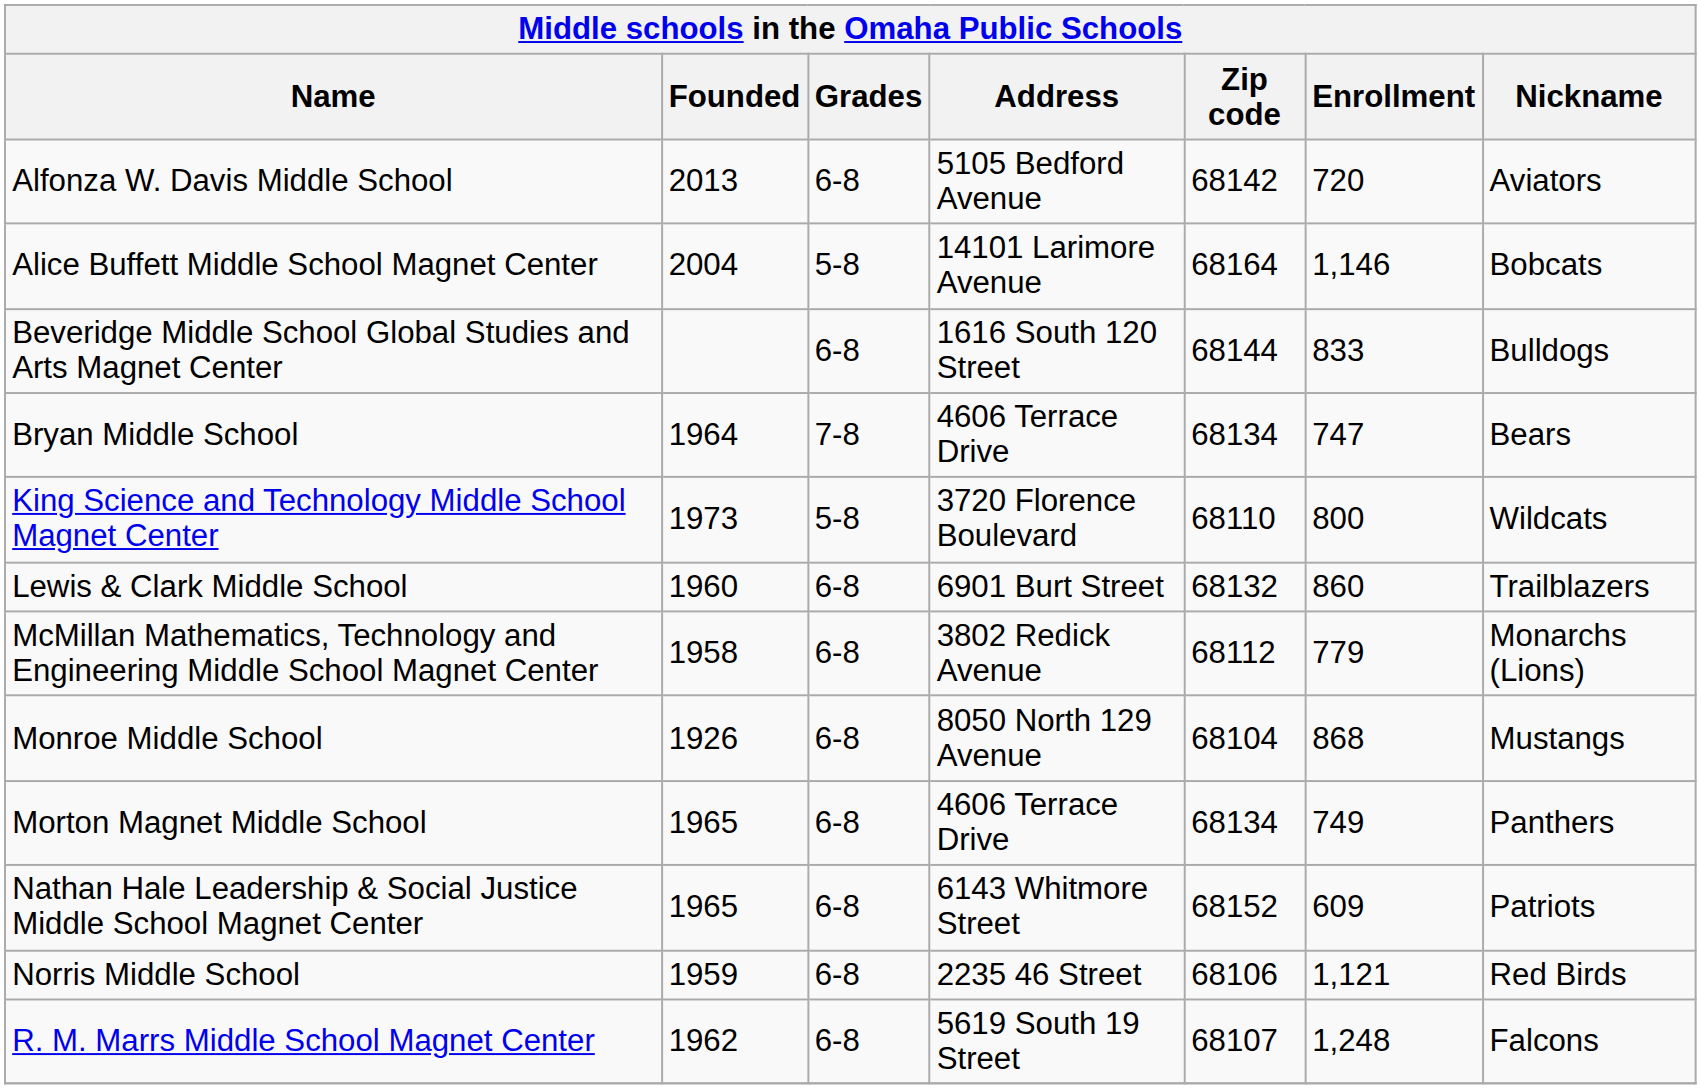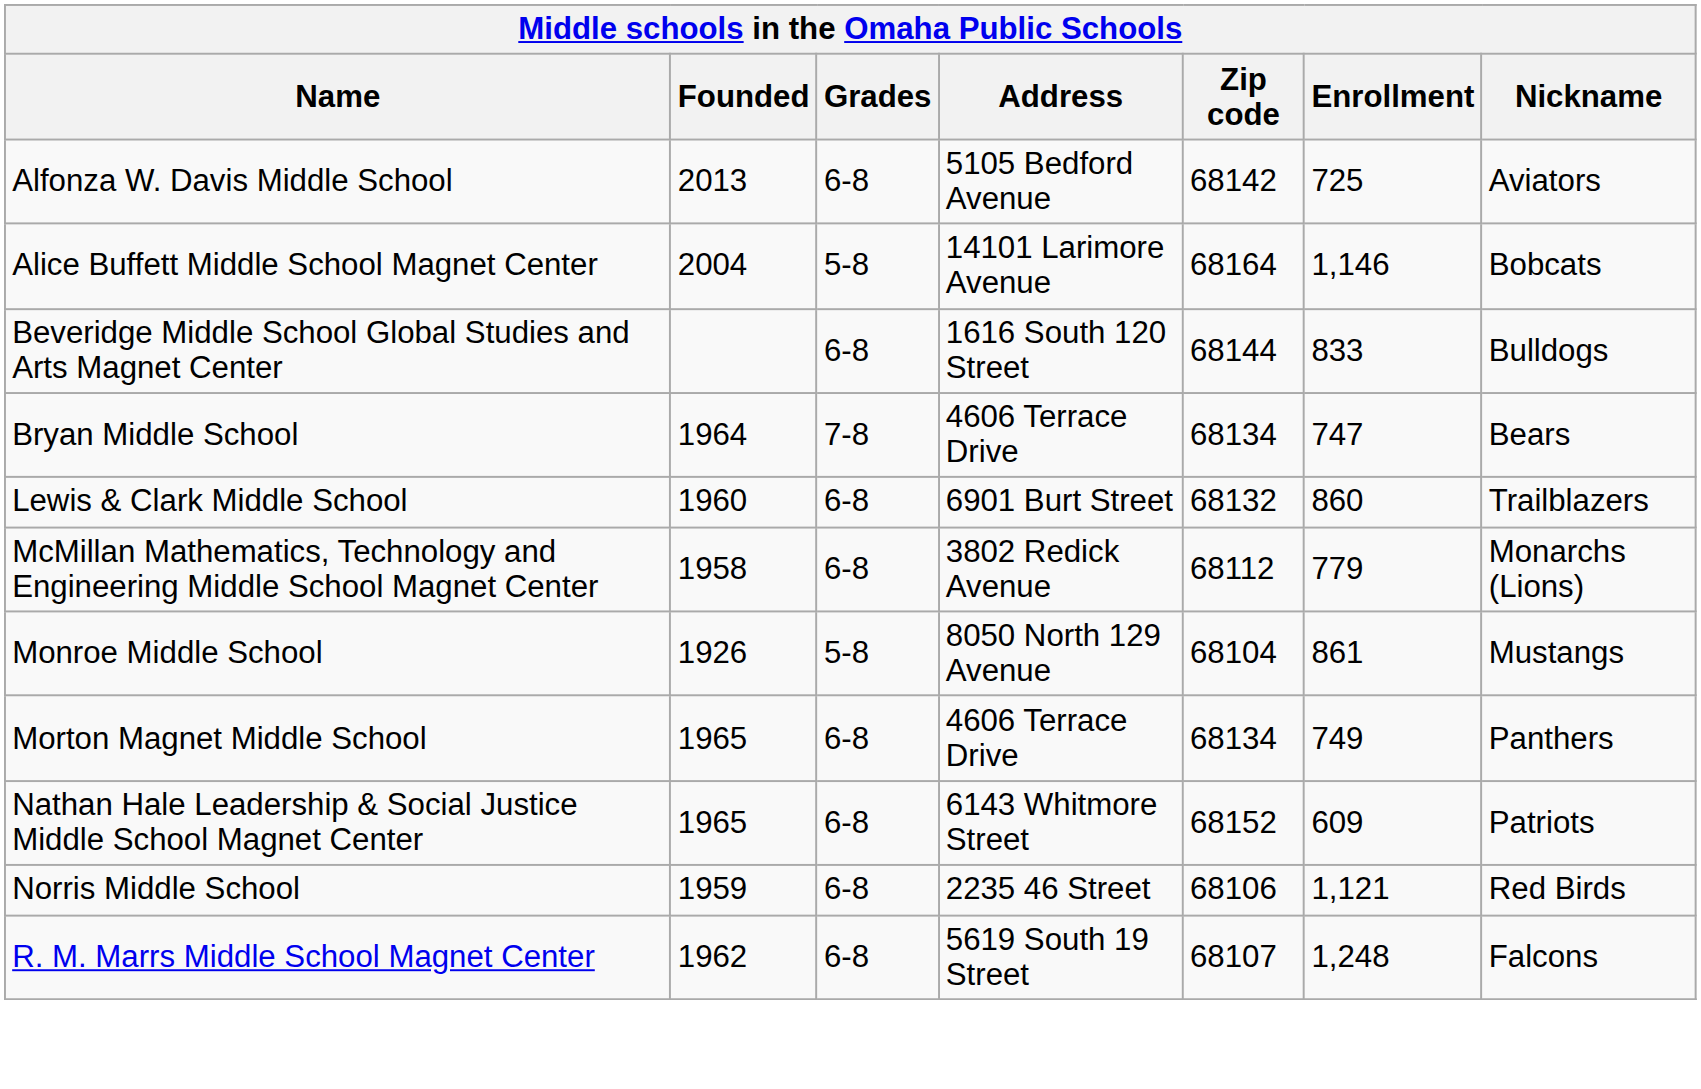(1338, 180) 720 -> (1337, 180) 725
- row: (319, 519)
(837, 737) 6-8 -> (846, 653) 5-8
(1338, 737) 868 -> (1337, 653) 861
